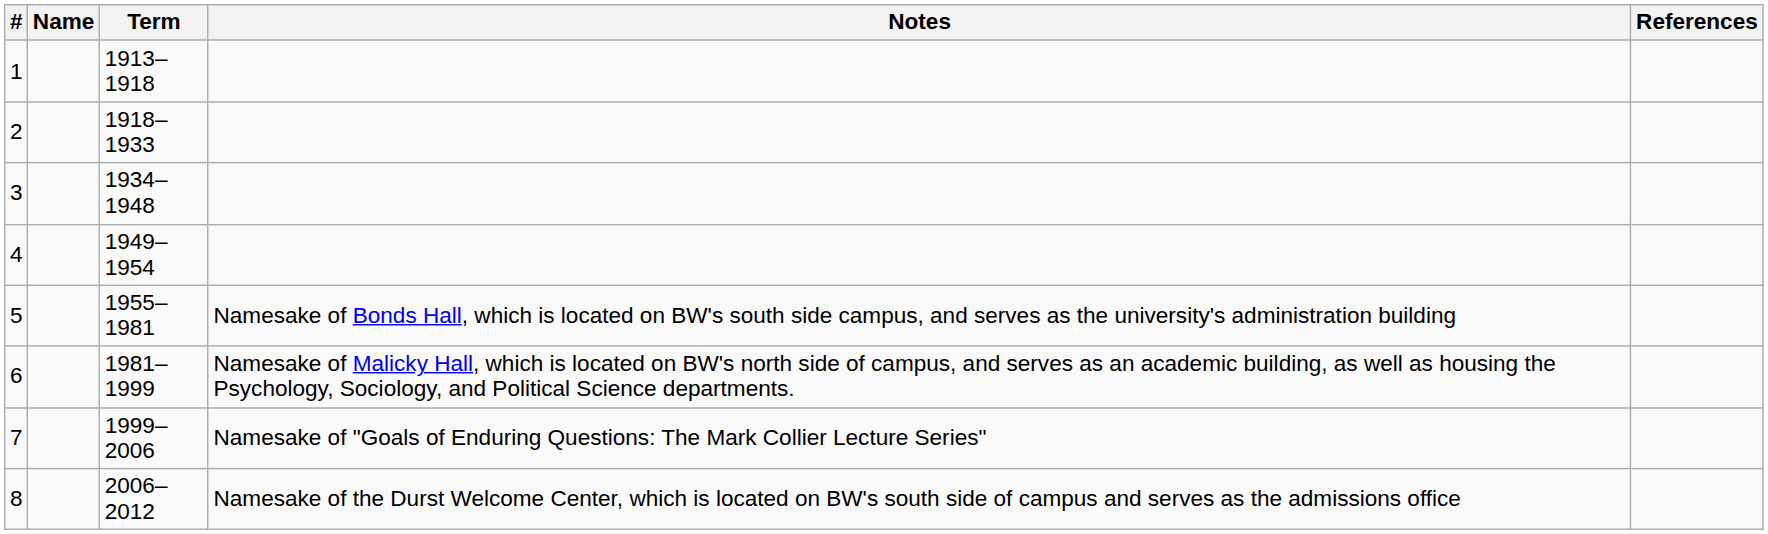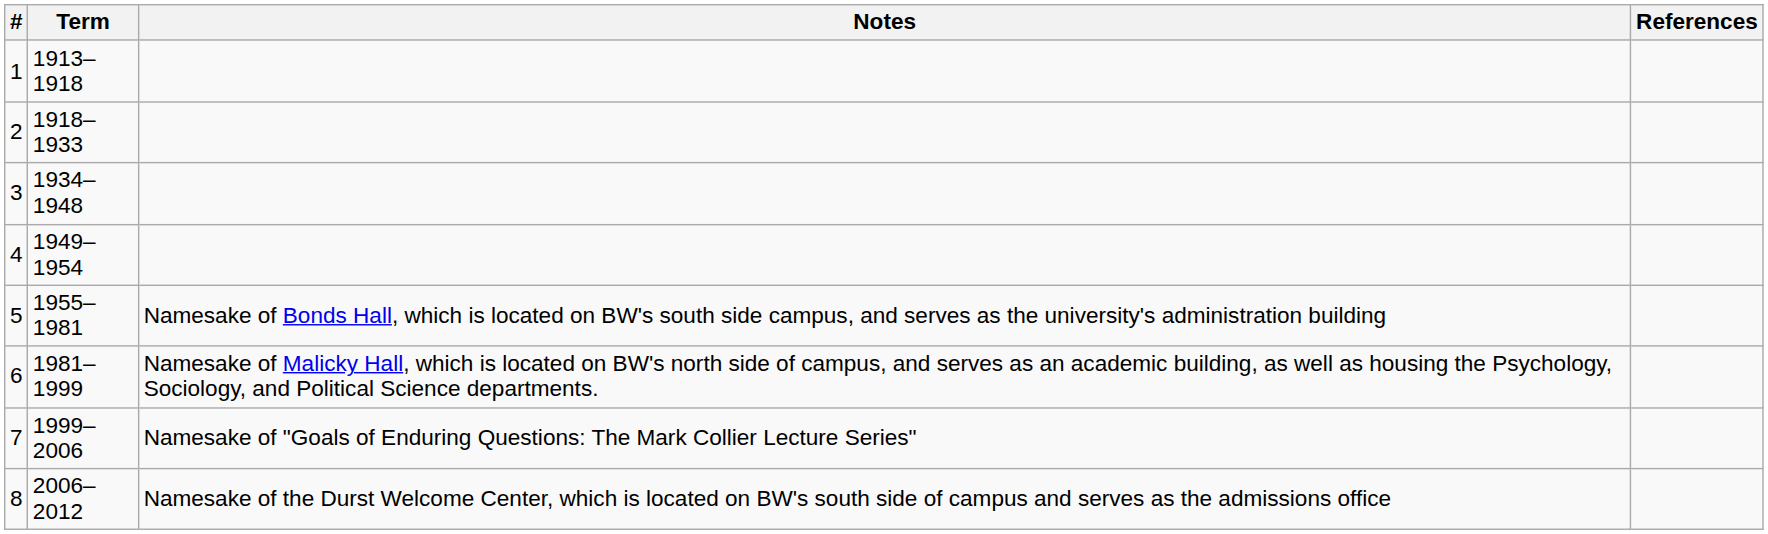- column: (64, 22)
